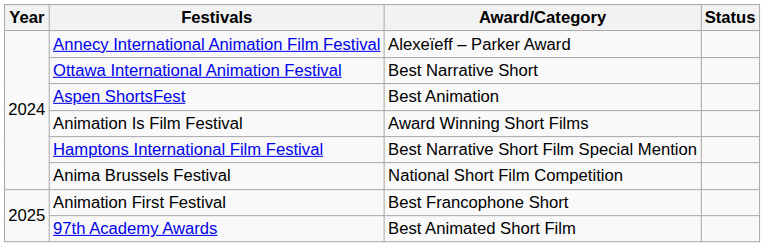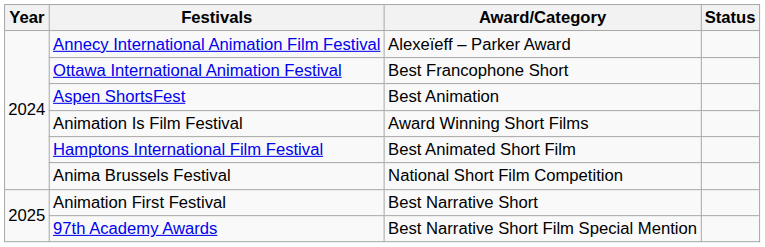(463, 70) Best Narrative Short -> (478, 70) Best Francophone Short
(543, 149) Best Narrative Short Film Special Mention -> (482, 149) Best Animated Short Film
(478, 202) Best Francophone Short -> (463, 202) Best Narrative Short
(482, 228) Best Animated Short Film -> (543, 228) Best Narrative Short Film Special Mention
